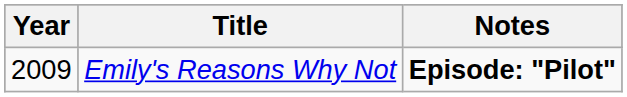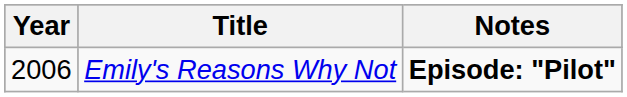(41, 69) 2009 -> (41, 69) 2006
